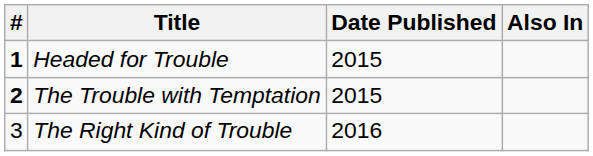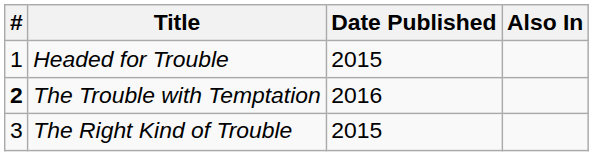(16, 58) bold -> (16, 58) normal
(357, 95) 2015 -> (357, 95) 2016
(357, 131) 2016 -> (357, 131) 2015
